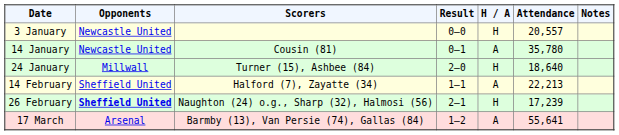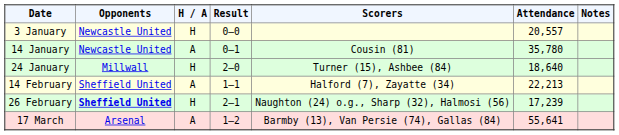columns swapped: (496, 14) <-> (306, 14)
